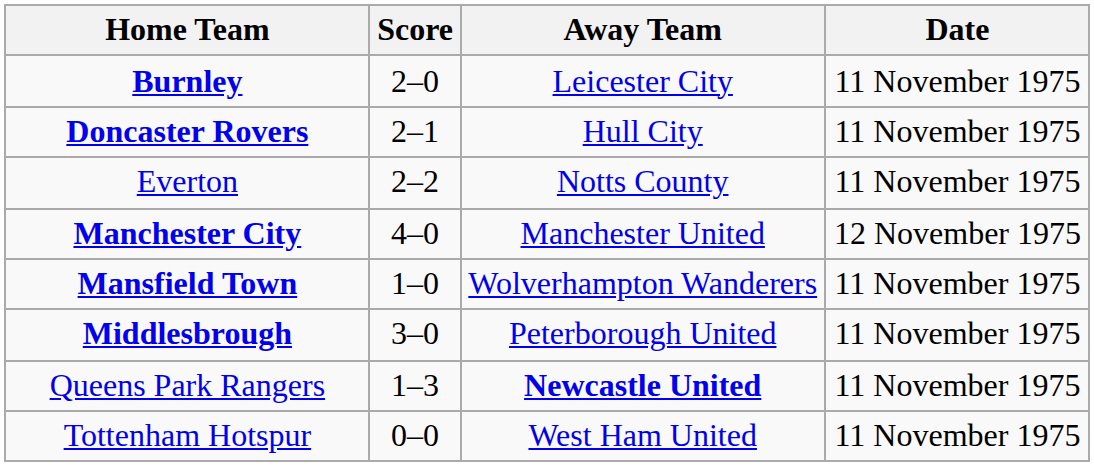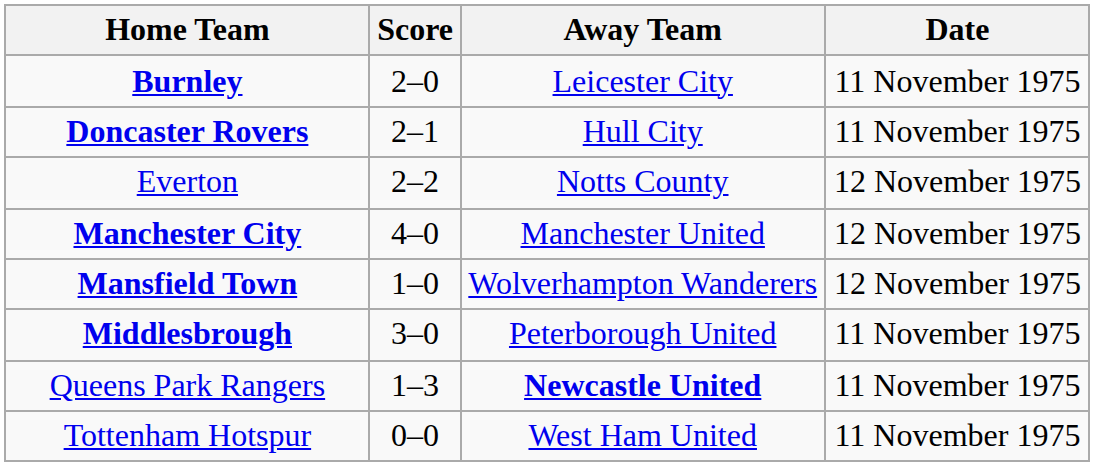(957, 182) 11 November 1975 -> (957, 182) 12 November 1975
(957, 283) 11 November 1975 -> (957, 283) 12 November 1975
